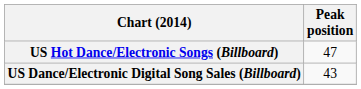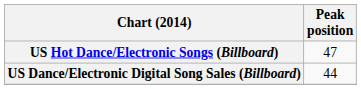(330, 73) 43 -> (330, 73) 44
